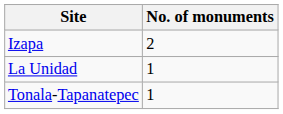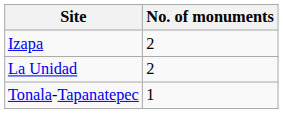(150, 69) 1 -> (150, 69) 2
